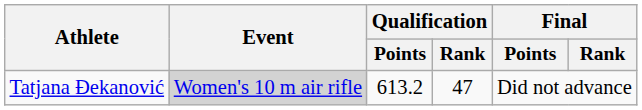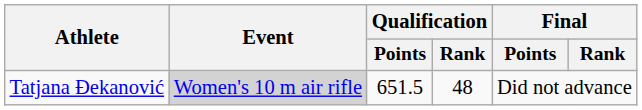(400, 87) 613.2 -> (400, 87) 651.5
(463, 87) 47 -> (463, 87) 48
